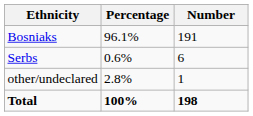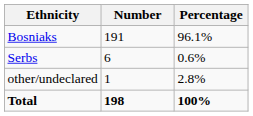columns swapped: (211, 15) <-> (138, 15)
